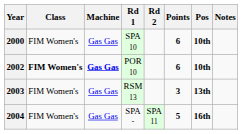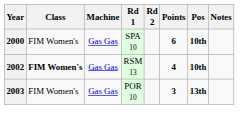(103, 66) bold -> (103, 66) normal
(133, 66) POR 10 -> (133, 66) RSM 13
(178, 66) 6 -> (174, 66) 4
(133, 91) RSM 13 -> (133, 91) POR 10
- row: (15, 116)
